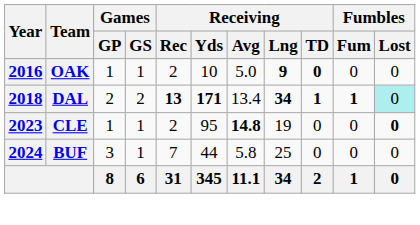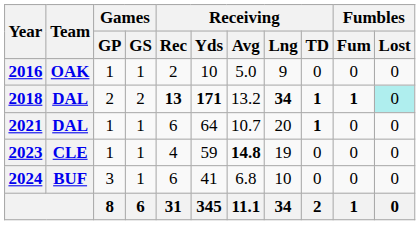(283, 71) bold -> (283, 71) normal
(317, 71) bold -> (317, 71) normal
(246, 98) 13.4 -> (246, 98) 13.2
+ row: (25, 125)
(173, 125) 2 -> (173, 152) 4
(209, 125) 95 -> (209, 152) 59
(395, 125) bold -> (395, 152) normal
(173, 152) 7 -> (173, 179) 6
(209, 152) 44 -> (209, 179) 41
(246, 152) 5.8 -> (246, 179) 6.8
(283, 152) 25 -> (283, 179) 10
